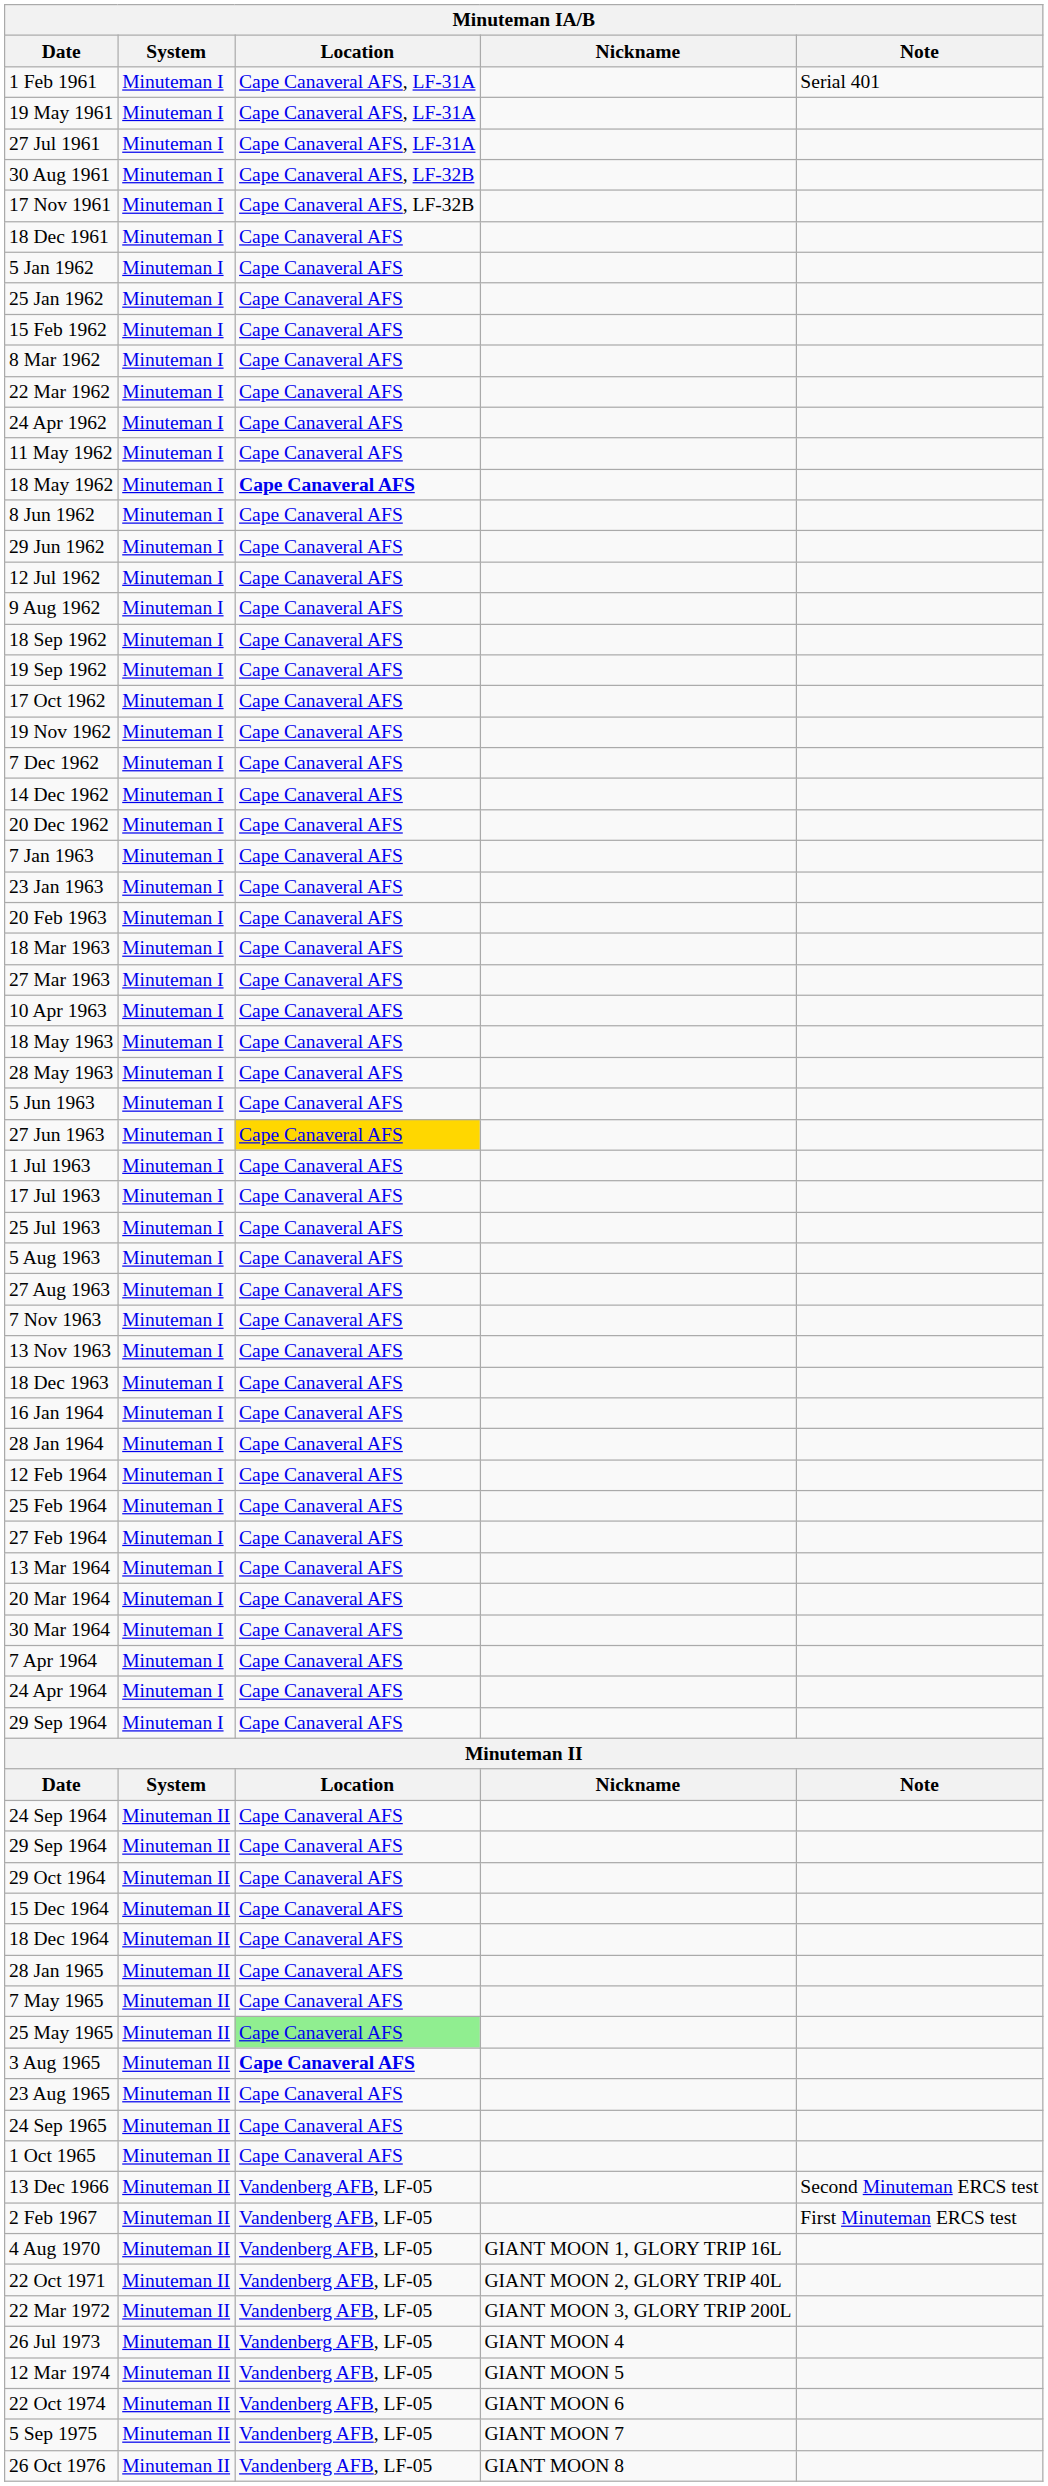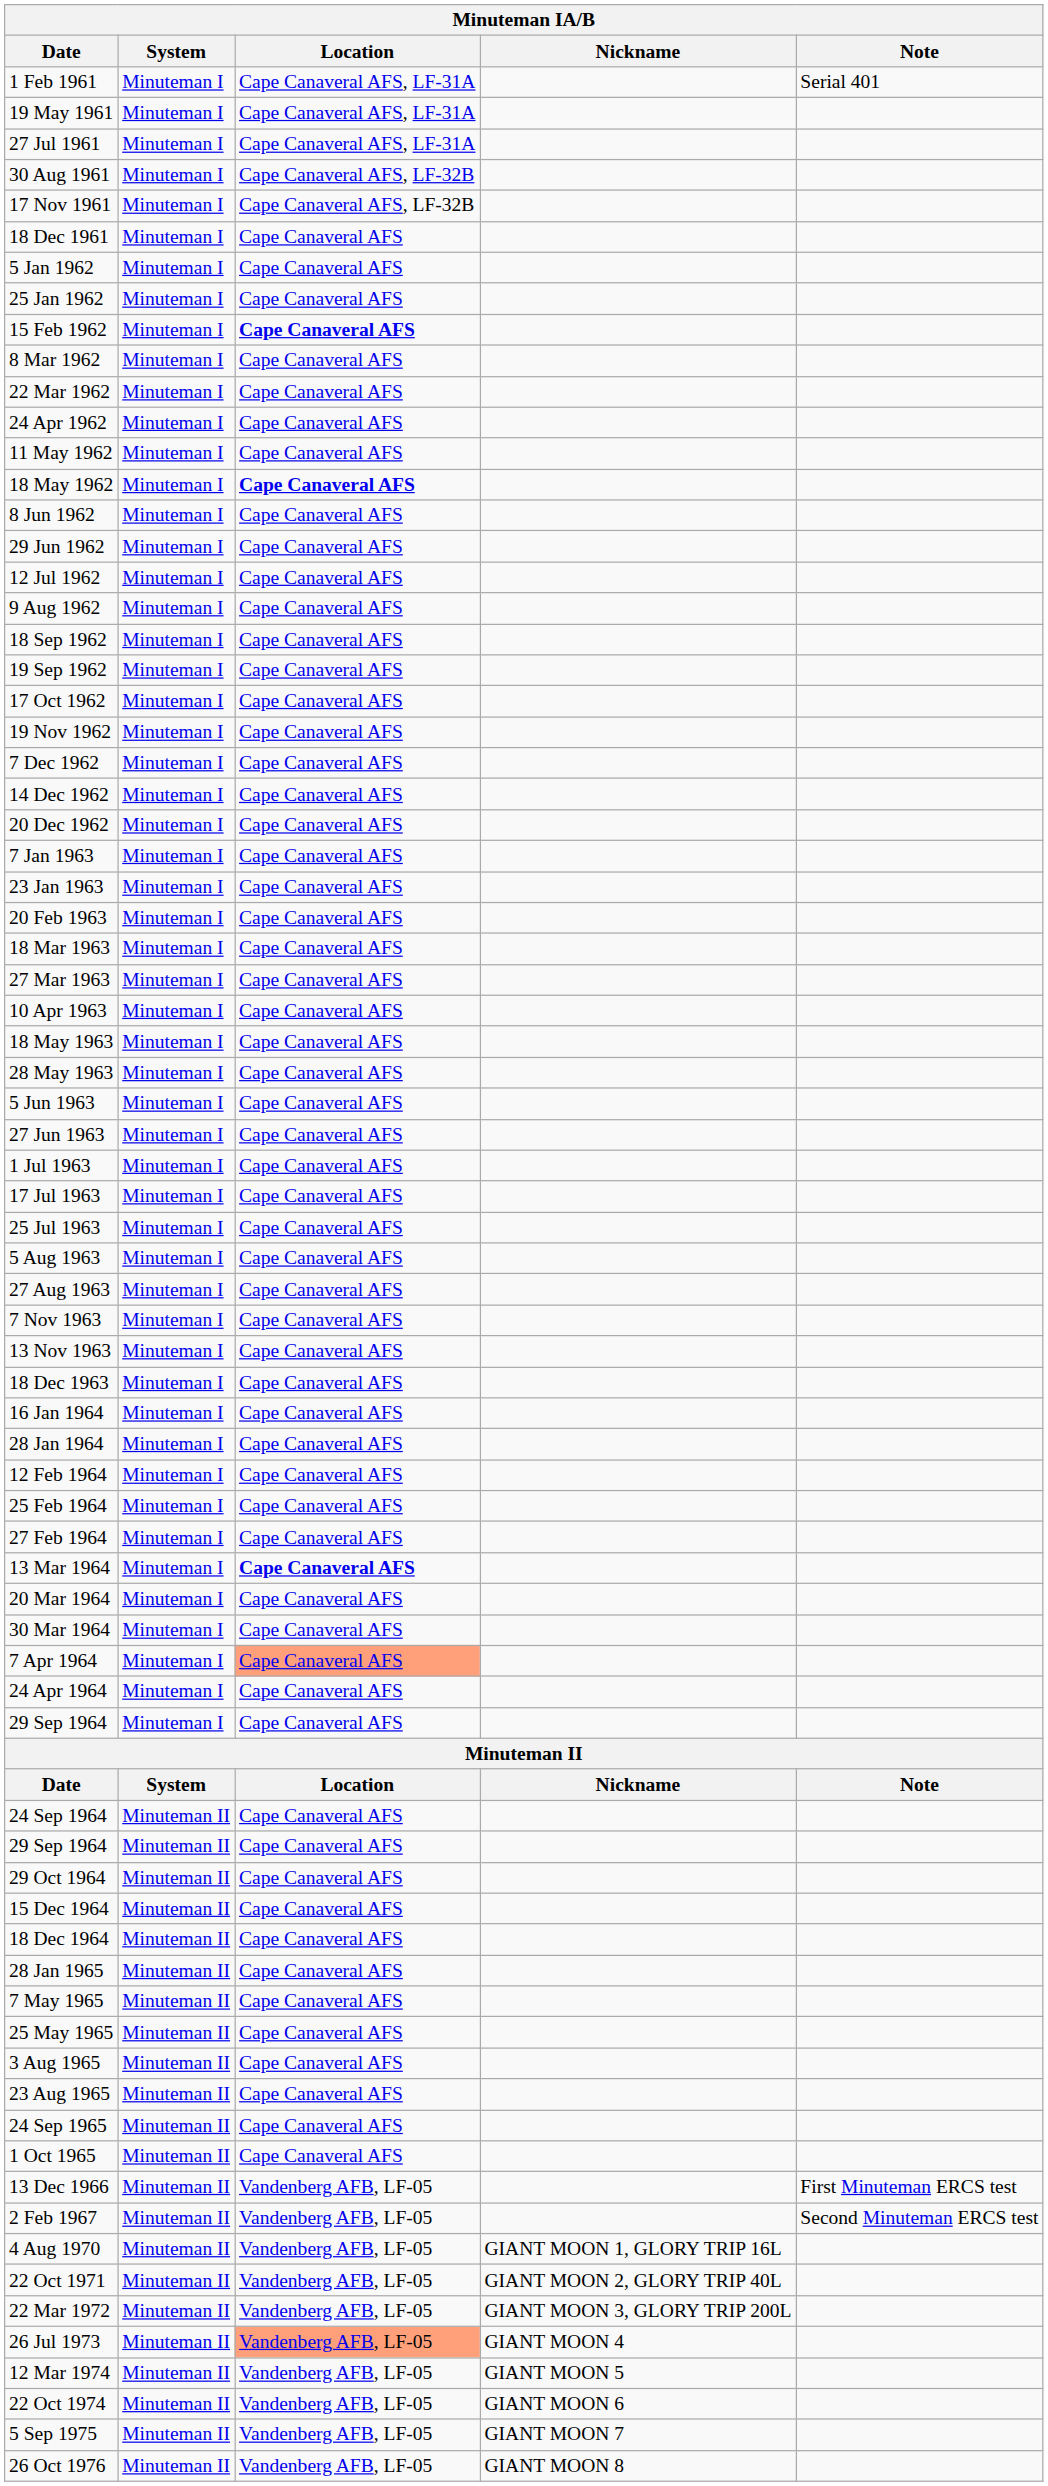(321, 329) normal -> (327, 329) bold
(321, 1134) gold background -> (321, 1134) no background
(321, 1567) normal -> (327, 1567) bold
(321, 1660) no background -> (321, 1660) lightsalmon background
(321, 2032) lightgreen background -> (321, 2032) no background
(327, 2063) bold -> (321, 2063) normal
(919, 2187) Second Minuteman ERCS test -> (909, 2187) First Minuteman ERCS test
(909, 2217) First Minuteman ERCS test -> (919, 2217) Second Minuteman ERCS test
(336, 2341) no background -> (336, 2341) lightsalmon background
